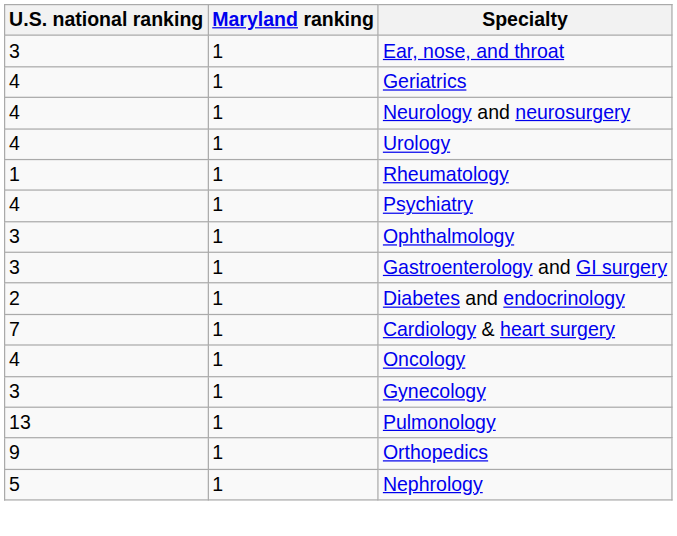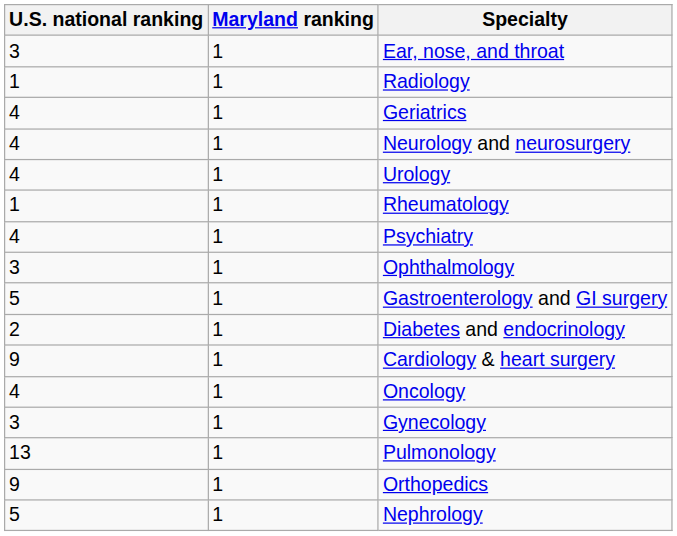+ row: (426, 81)
(15, 267) 3 -> (15, 298) 5
(15, 329) 7 -> (15, 360) 9
